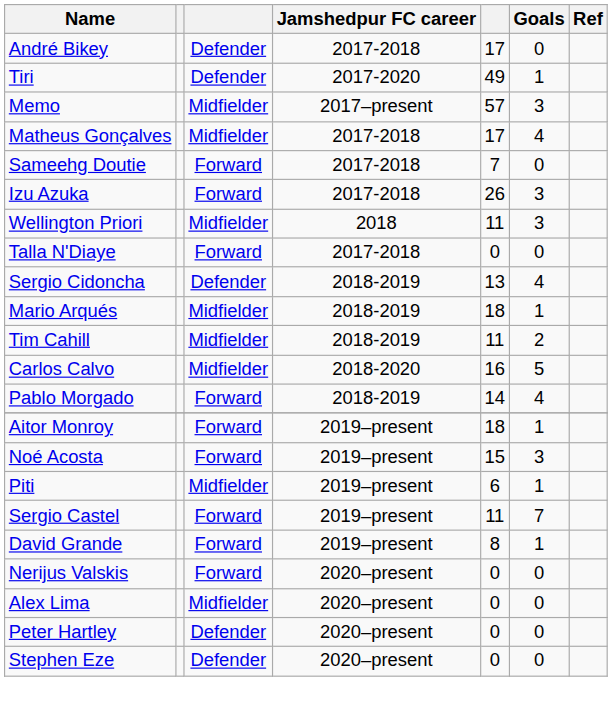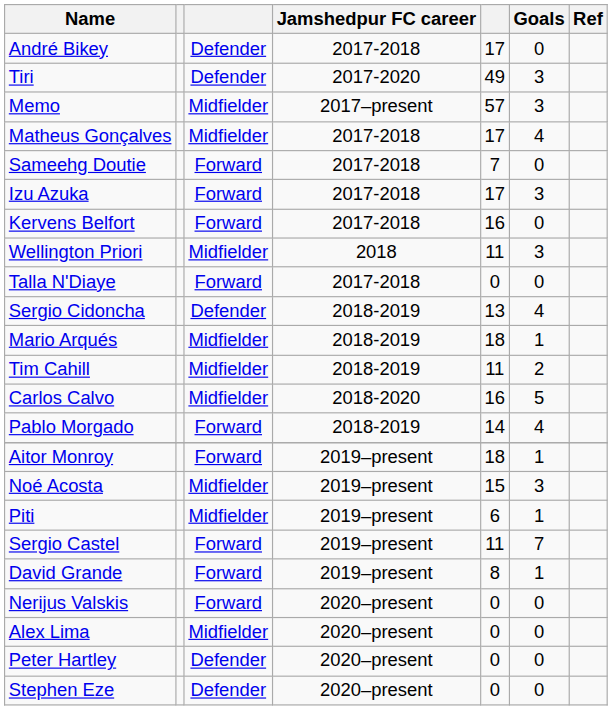(539, 77) 1 -> (539, 77) 3
(495, 194) 26 -> (495, 194) 17
+ row: (72, 223)
(228, 456) Forward -> (228, 485) Midfielder
